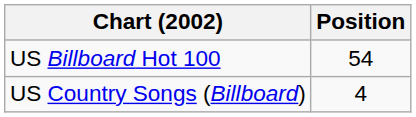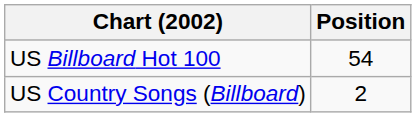(361, 93) 4 -> (361, 93) 2
